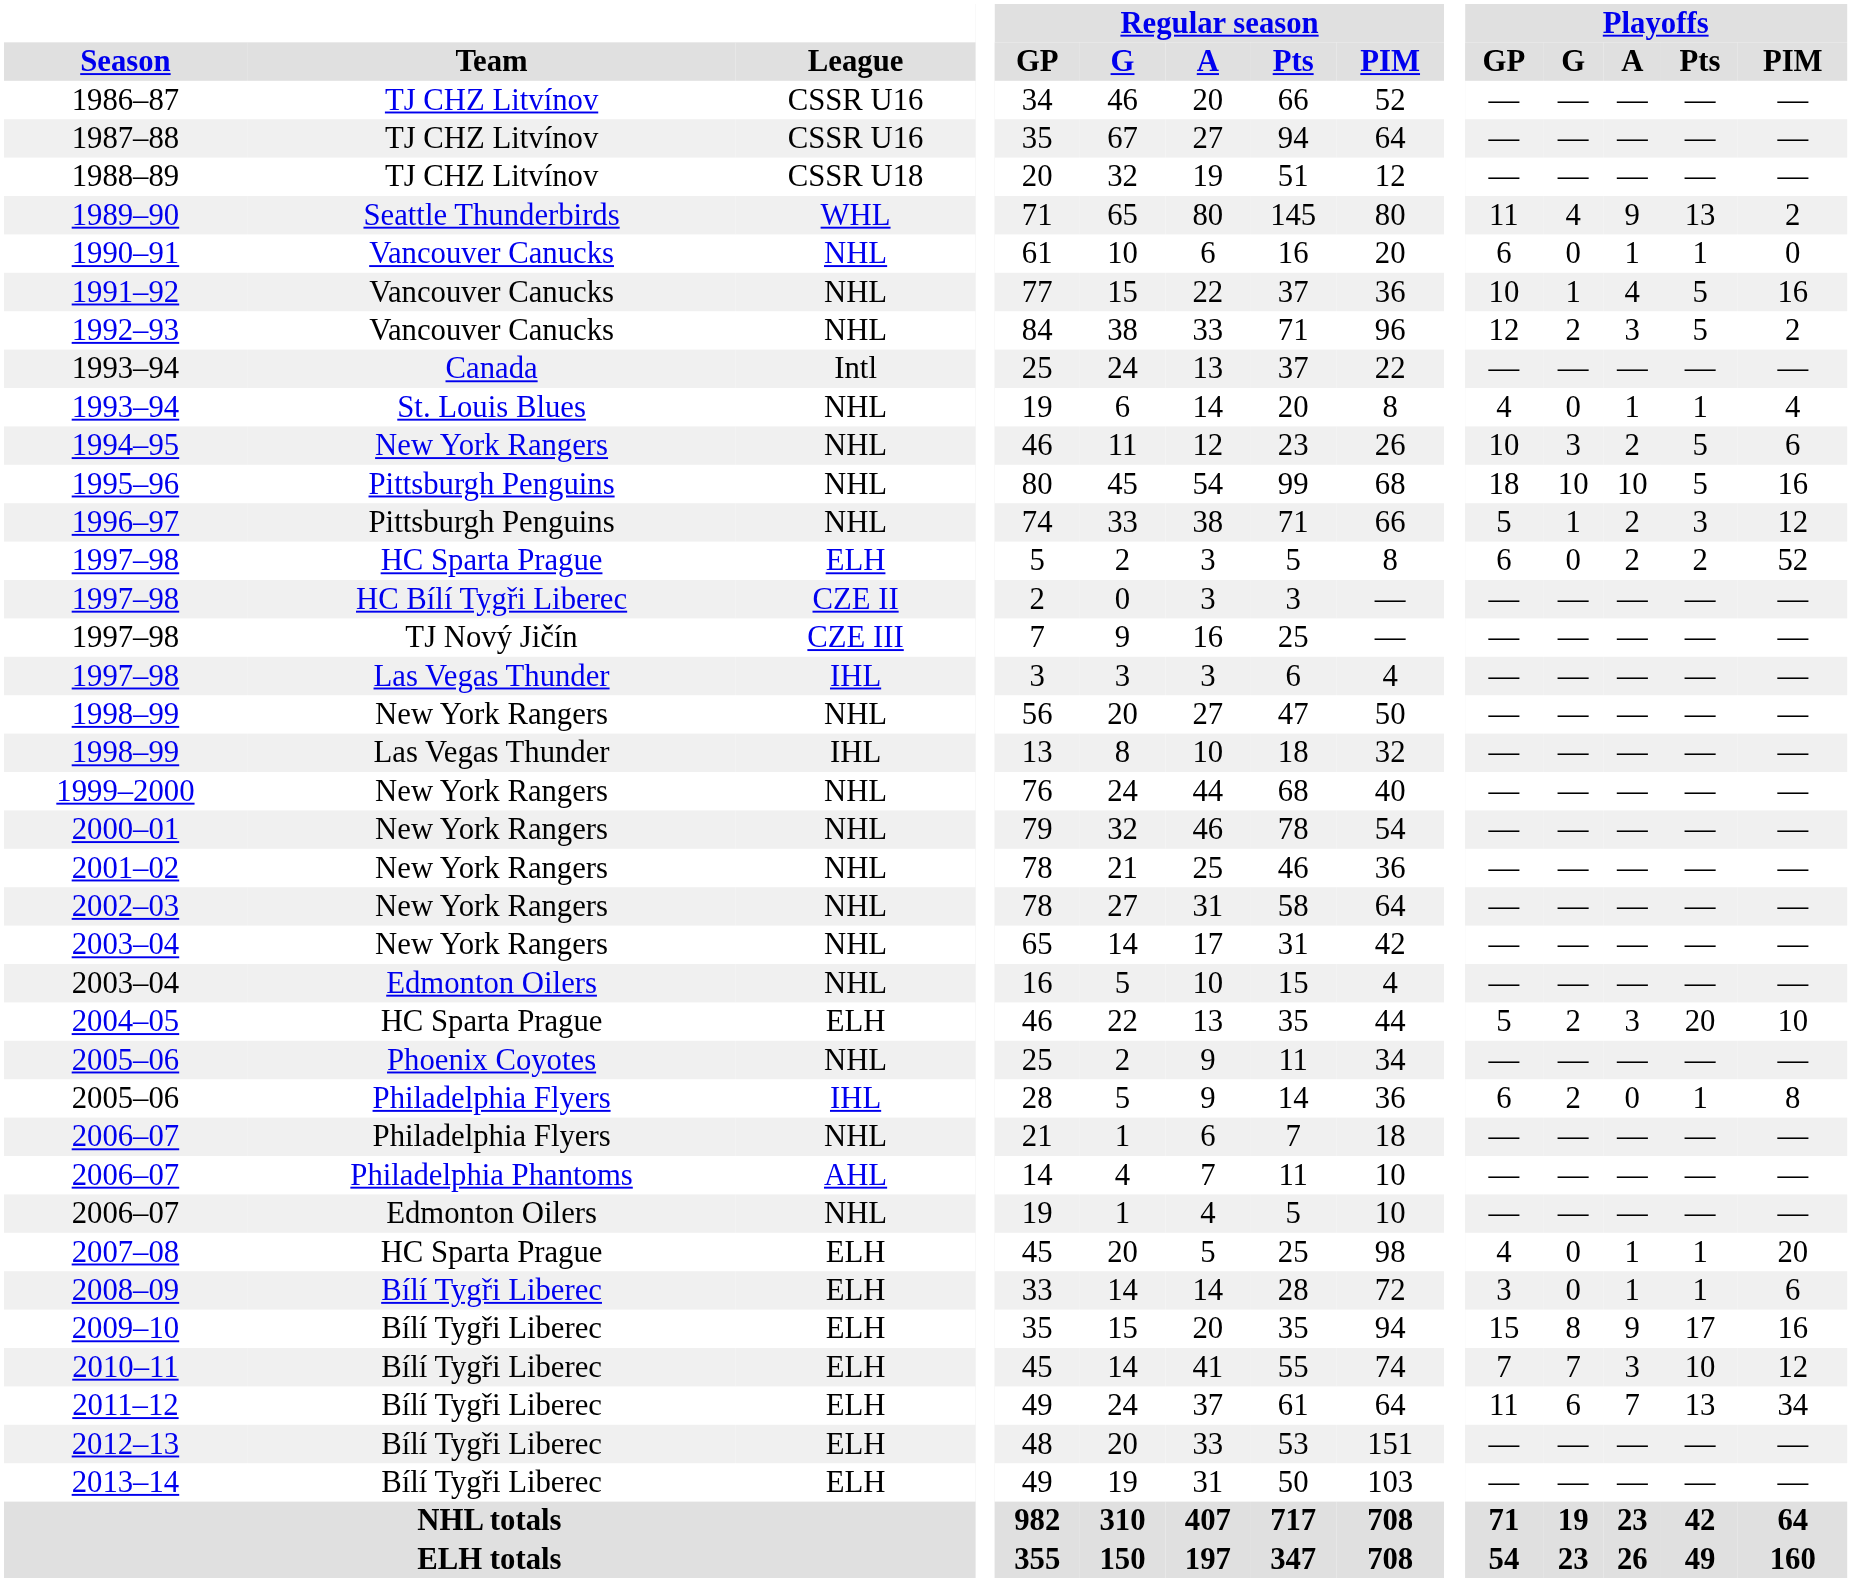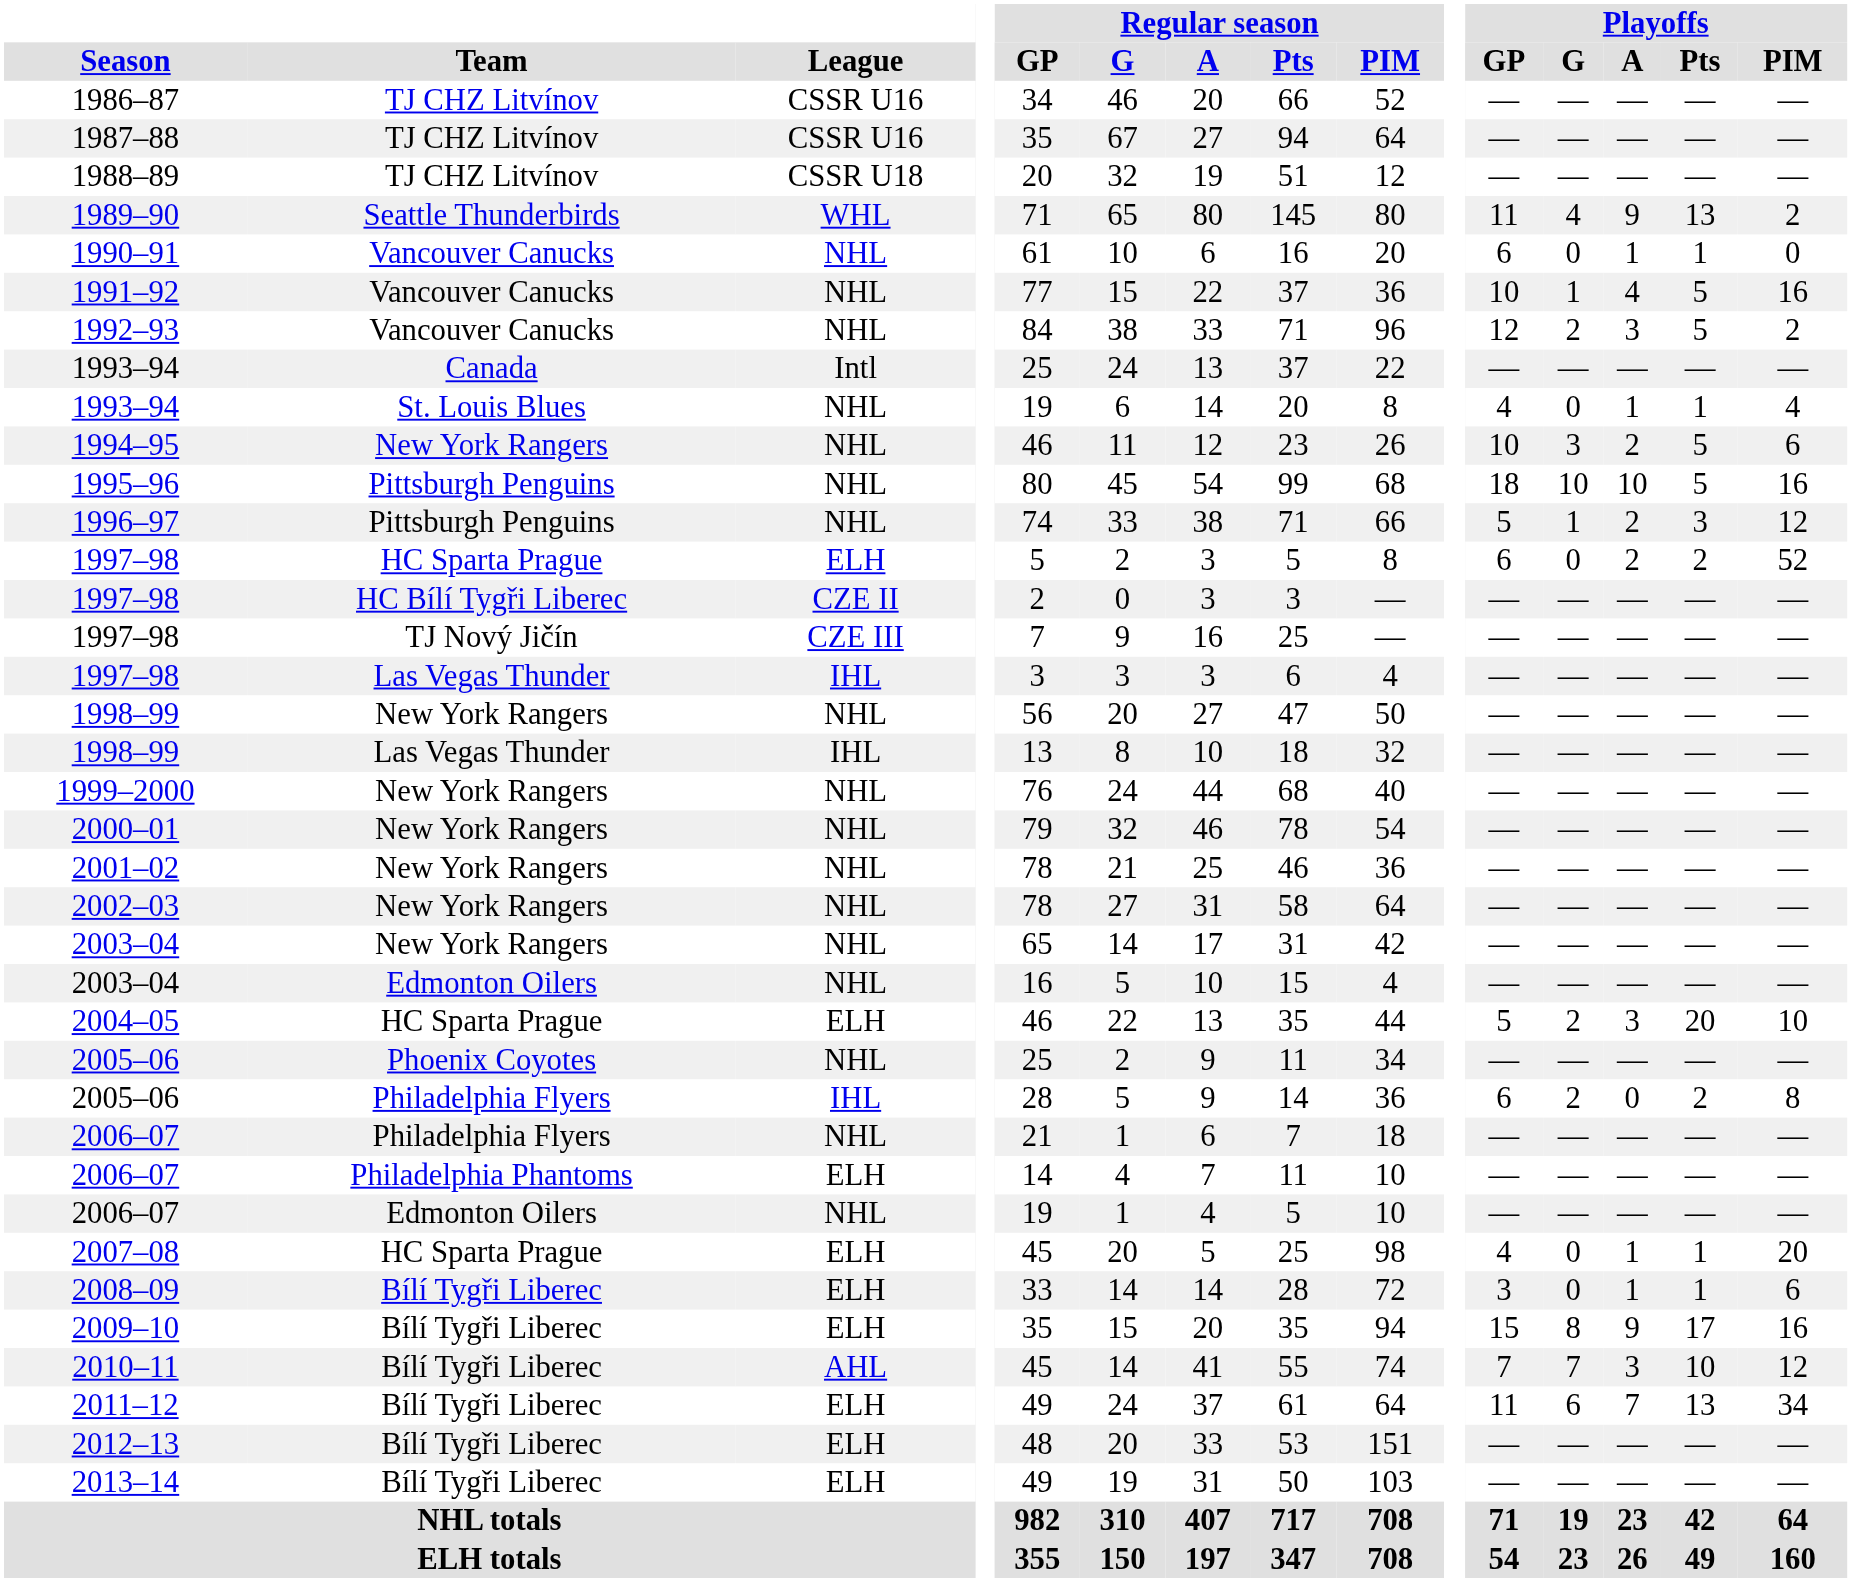(1700, 1097) 1 -> (1700, 1097) 2
(856, 1174) AHL -> (856, 1174) ELH
(856, 1366) ELH -> (856, 1366) AHL
